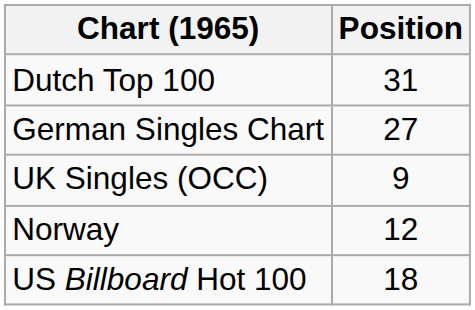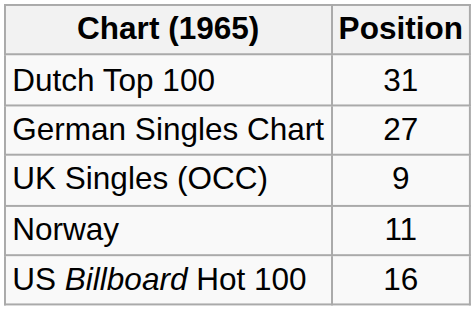(401, 229) 12 -> (401, 229) 11
(401, 279) 18 -> (401, 279) 16
